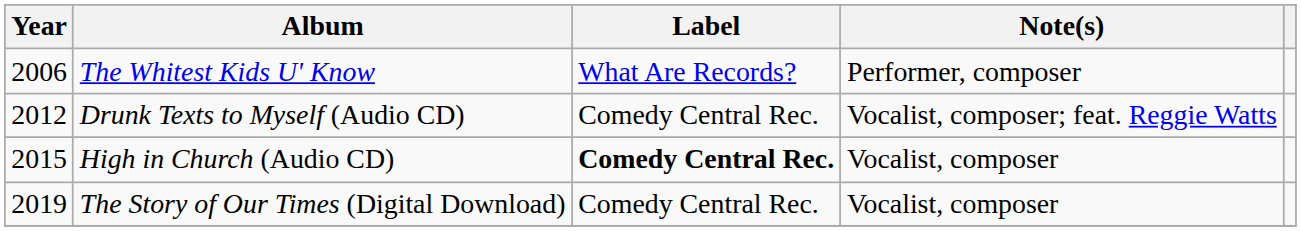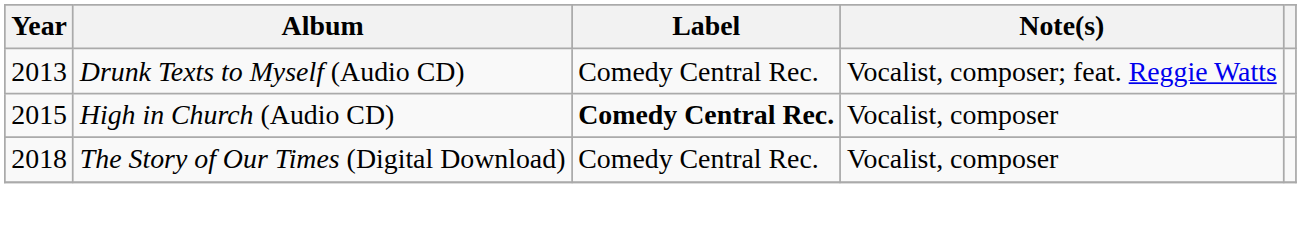- row: (227, 70)
(39, 114) 2012 -> (39, 70) 2013
(39, 203) 2019 -> (39, 159) 2018
